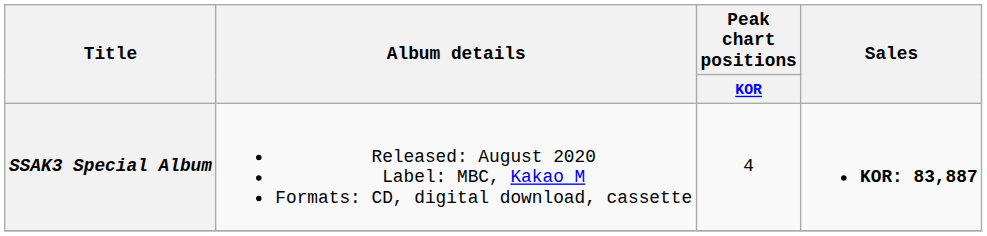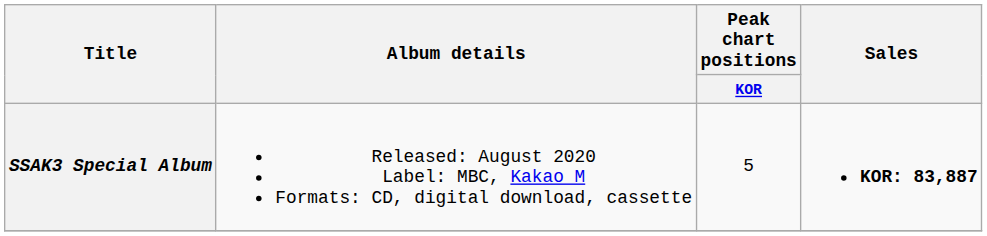(749, 167) 4 -> (749, 167) 5
